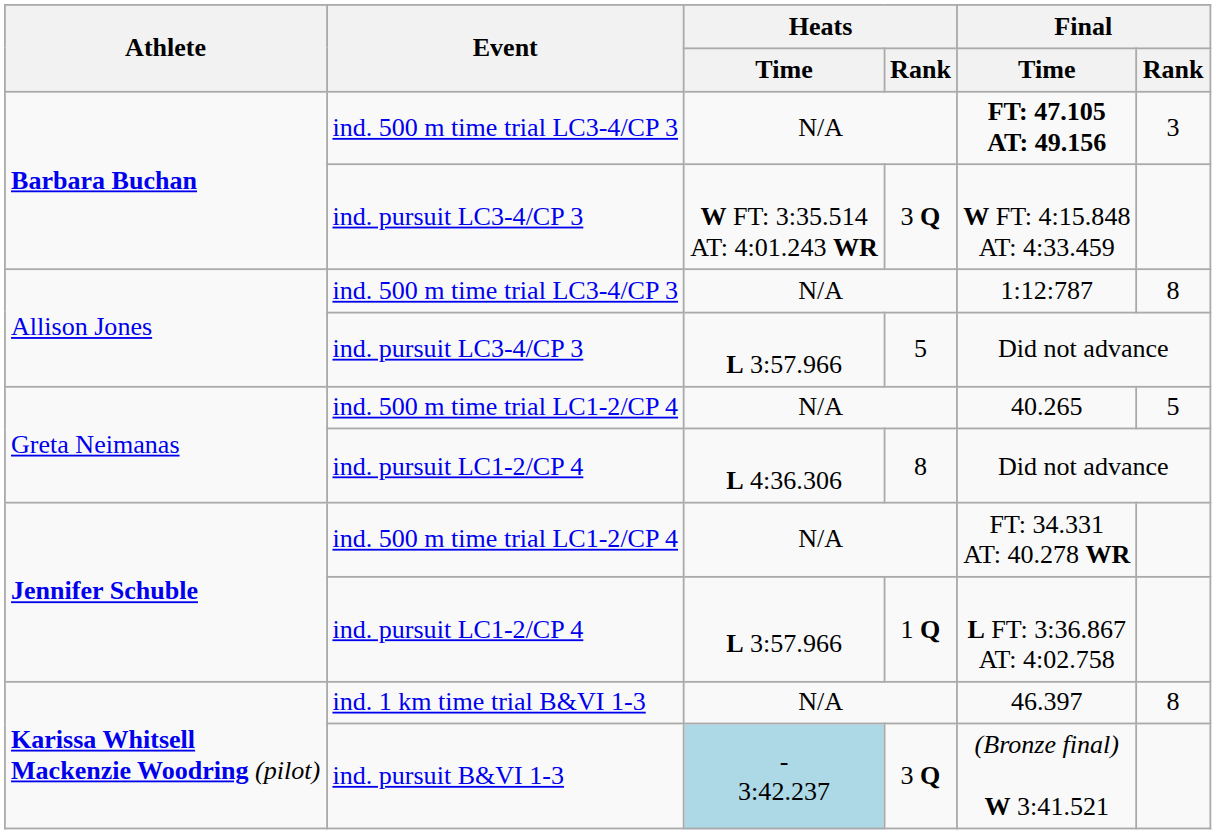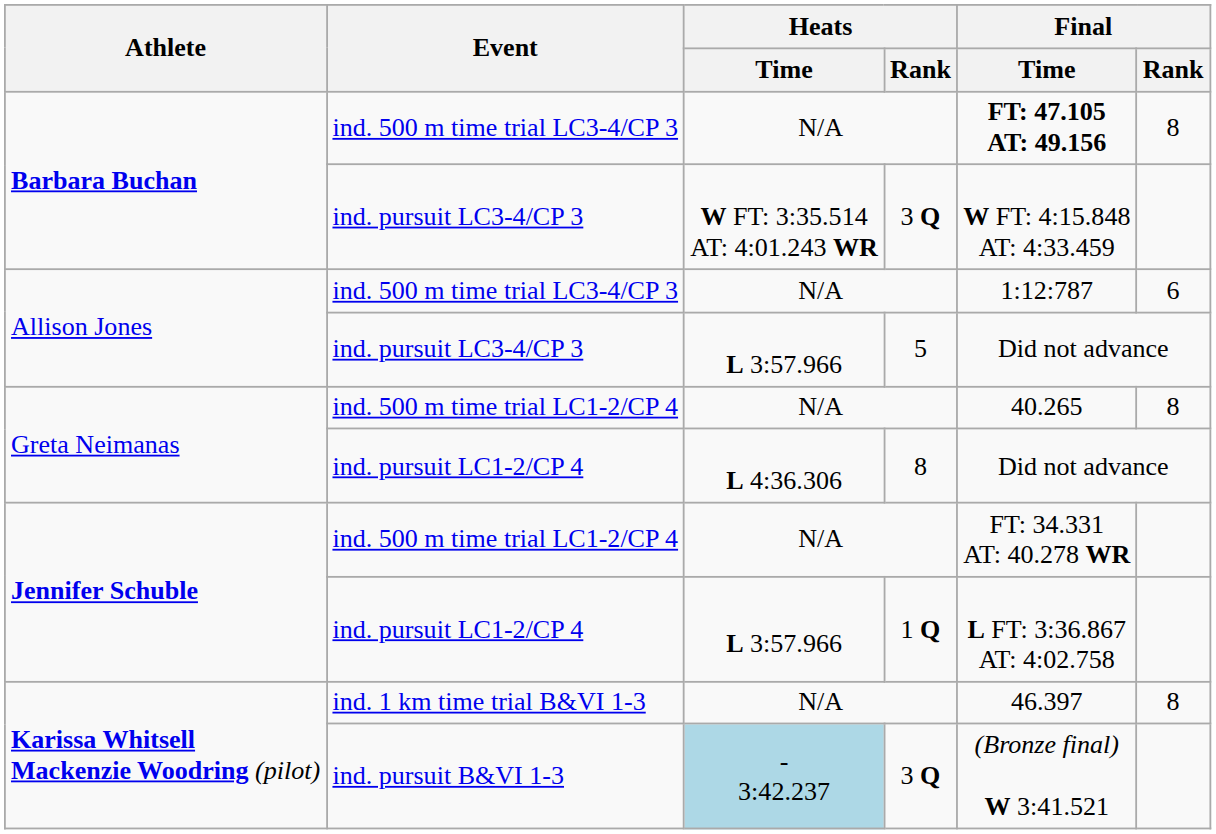(1173, 127) 3 -> (1173, 127) 8
(1173, 290) 8 -> (1173, 290) 6
(1173, 407) 5 -> (1173, 407) 8
